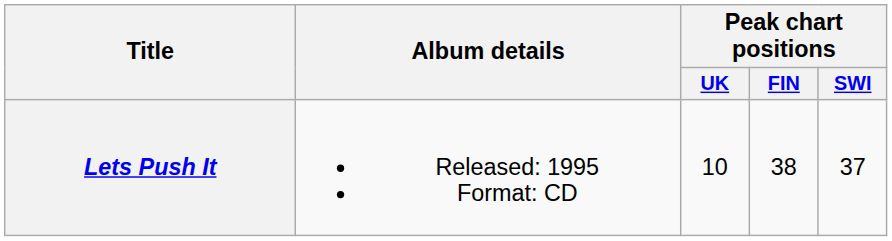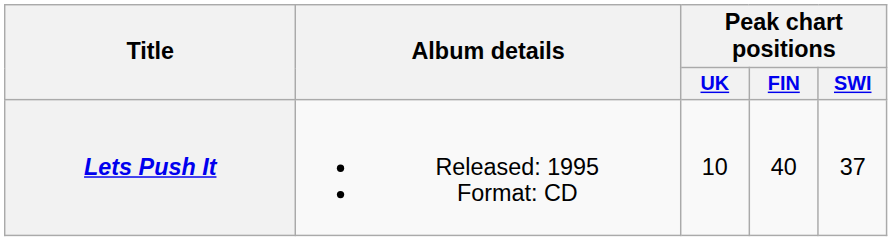(784, 167) 38 -> (784, 167) 40
